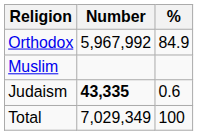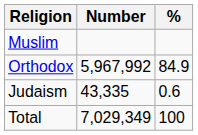rows swapped: (41, 42) <-> (33, 67)
(105, 92) bold -> (105, 92) normal
